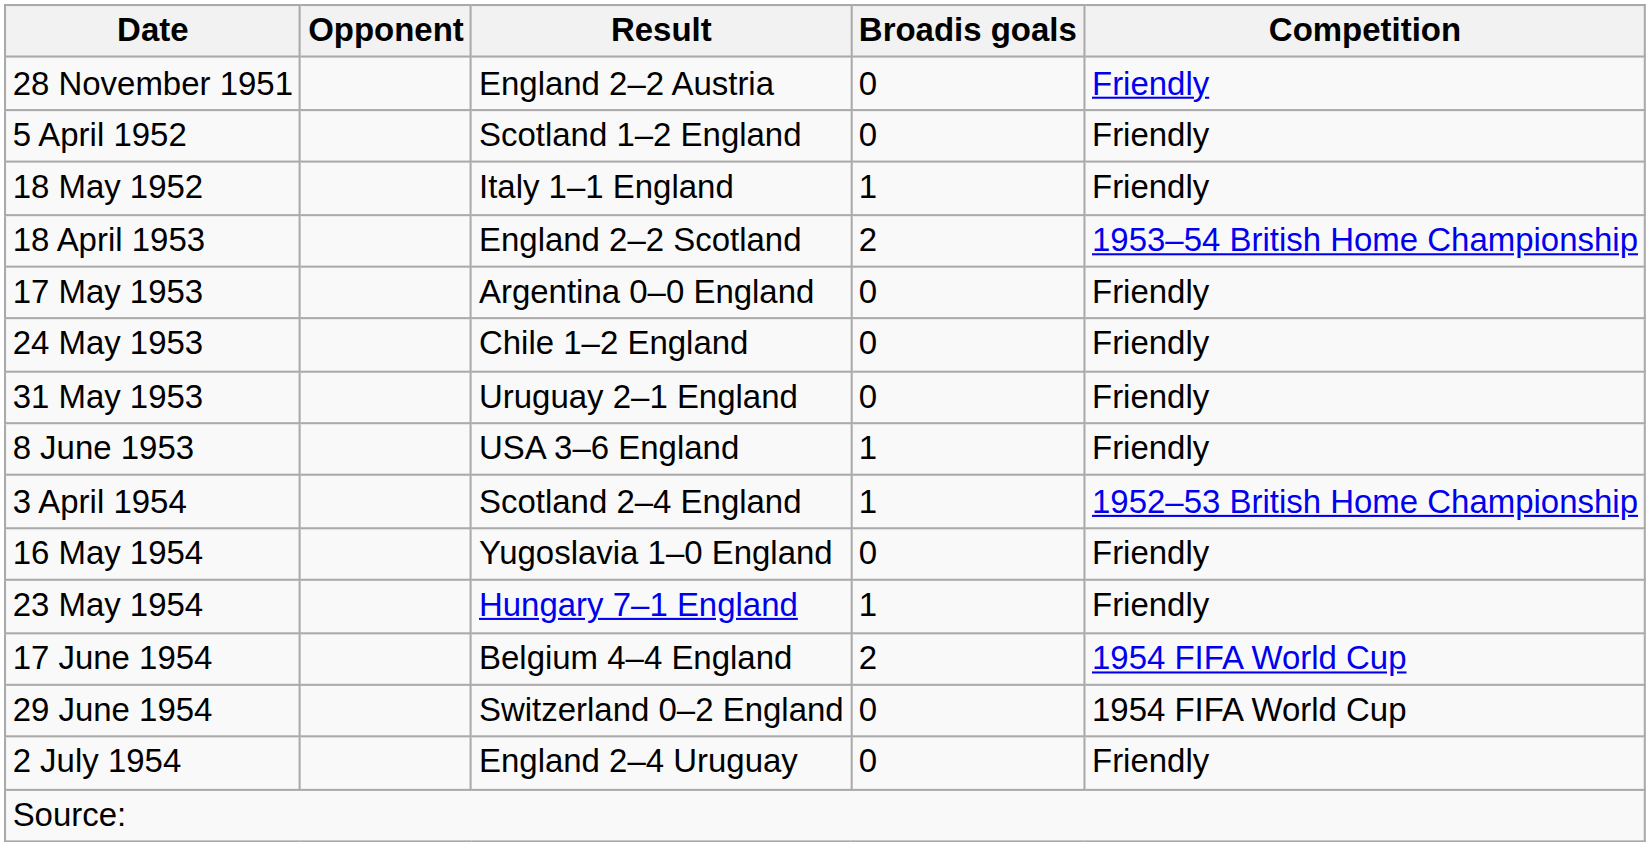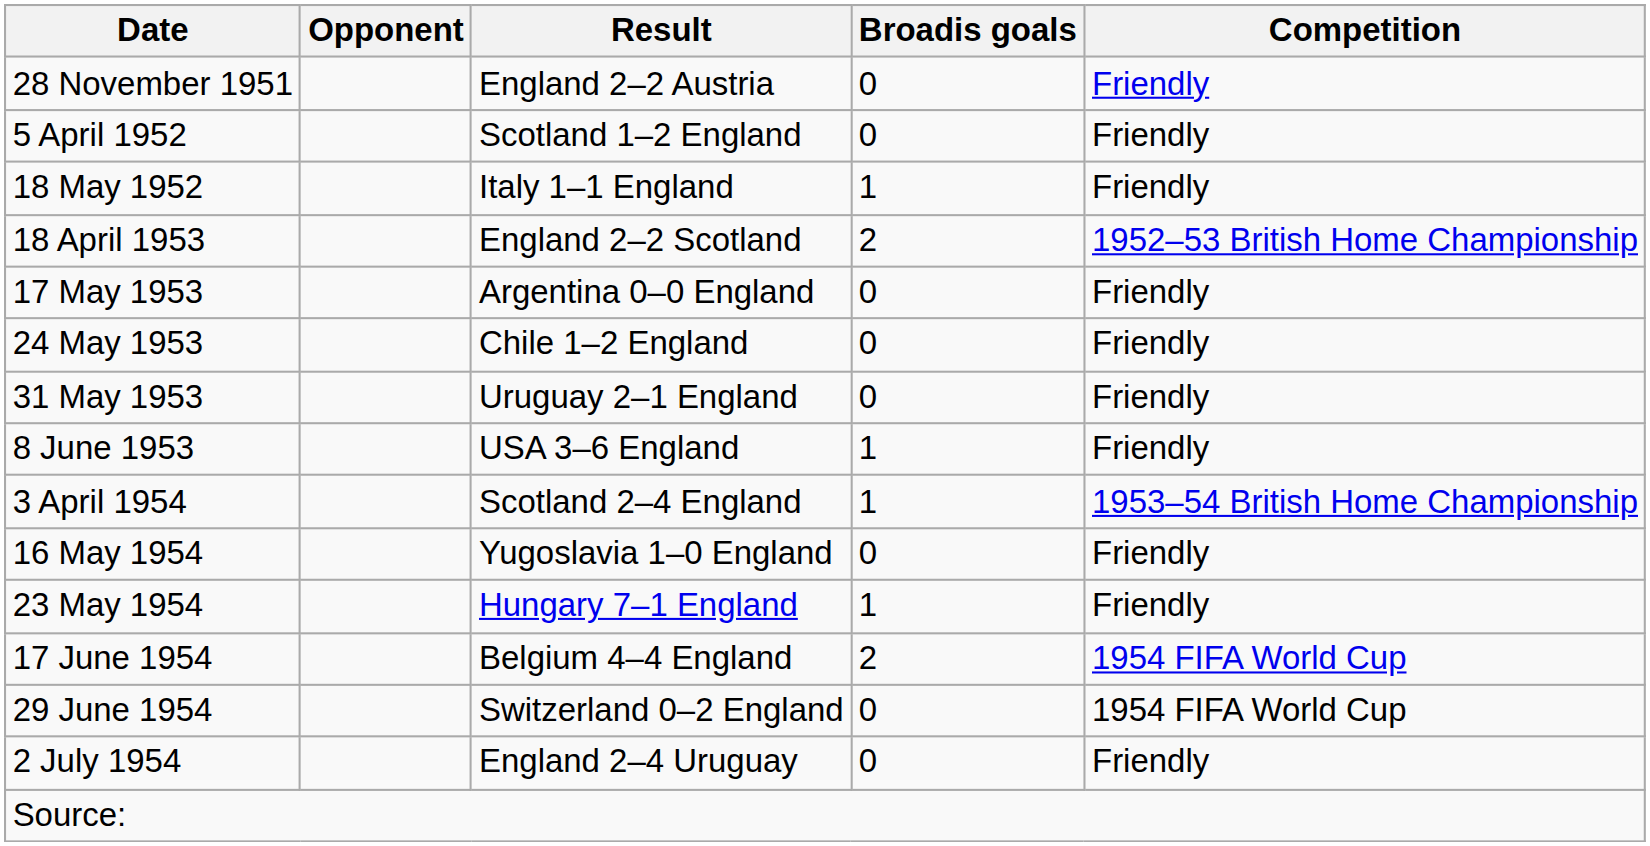(1365, 239) 1953–54 British Home Championship -> (1365, 239) 1952–53 British Home Championship
(1365, 501) 1952–53 British Home Championship -> (1365, 501) 1953–54 British Home Championship
